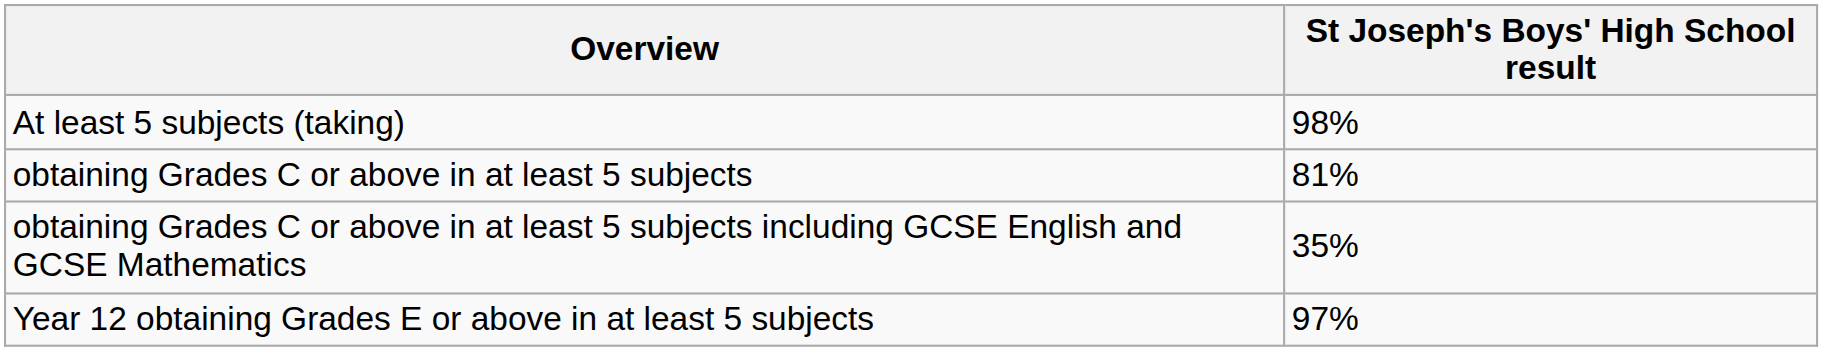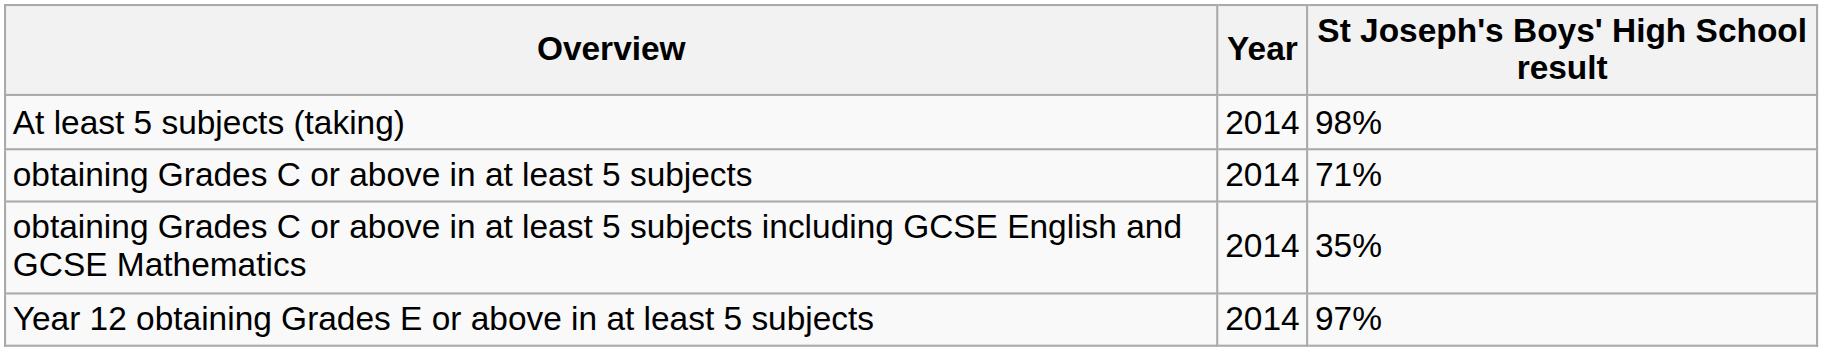+ column: (1262, 49)
(1325, 174) 81% -> (1348, 174) 71%
